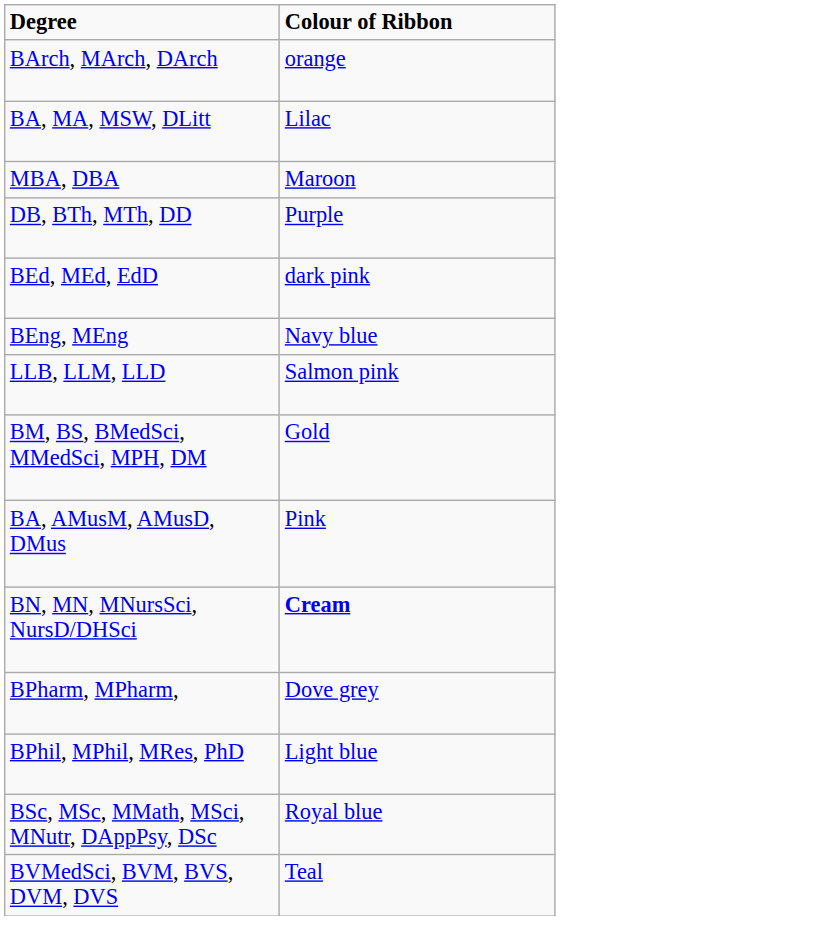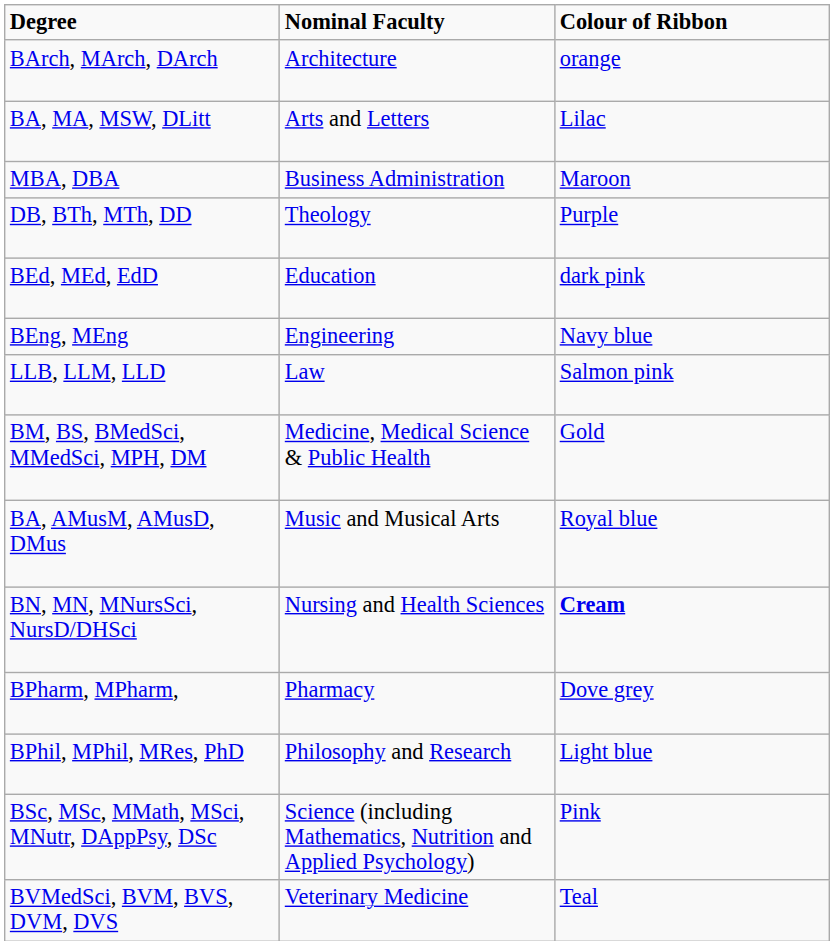+ column: (365, 22)
(305, 518) Pink -> (609, 518) Royal blue
(334, 811) Royal blue -> (580, 811) Pink
